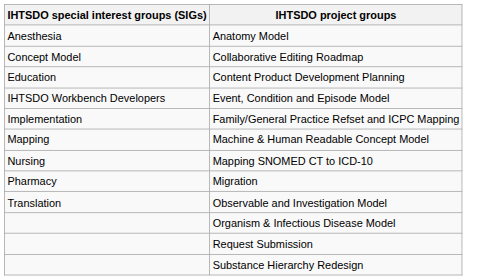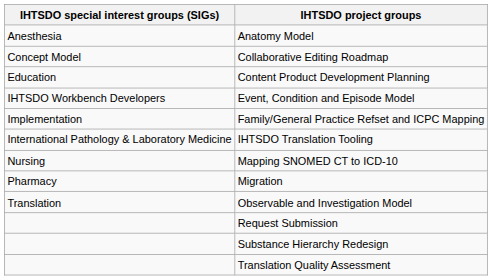+ row: (305, 140)
- row: (321, 140)
- row: (304, 223)
+ row: (314, 265)
